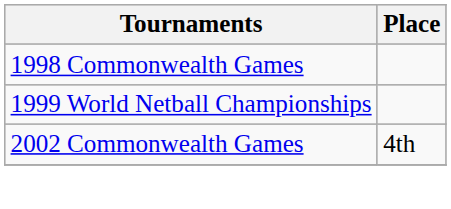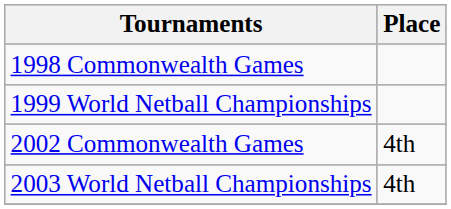+ row: (191, 183)
